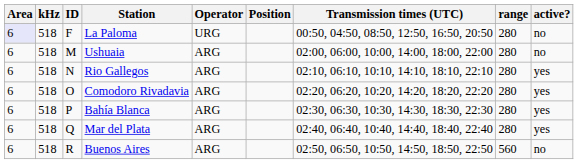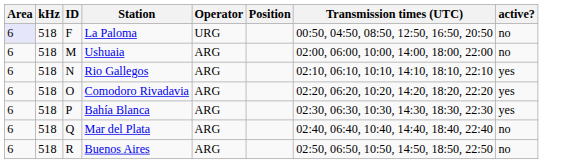- column: (513, 14)
(542, 129) yes -> (505, 129) no
